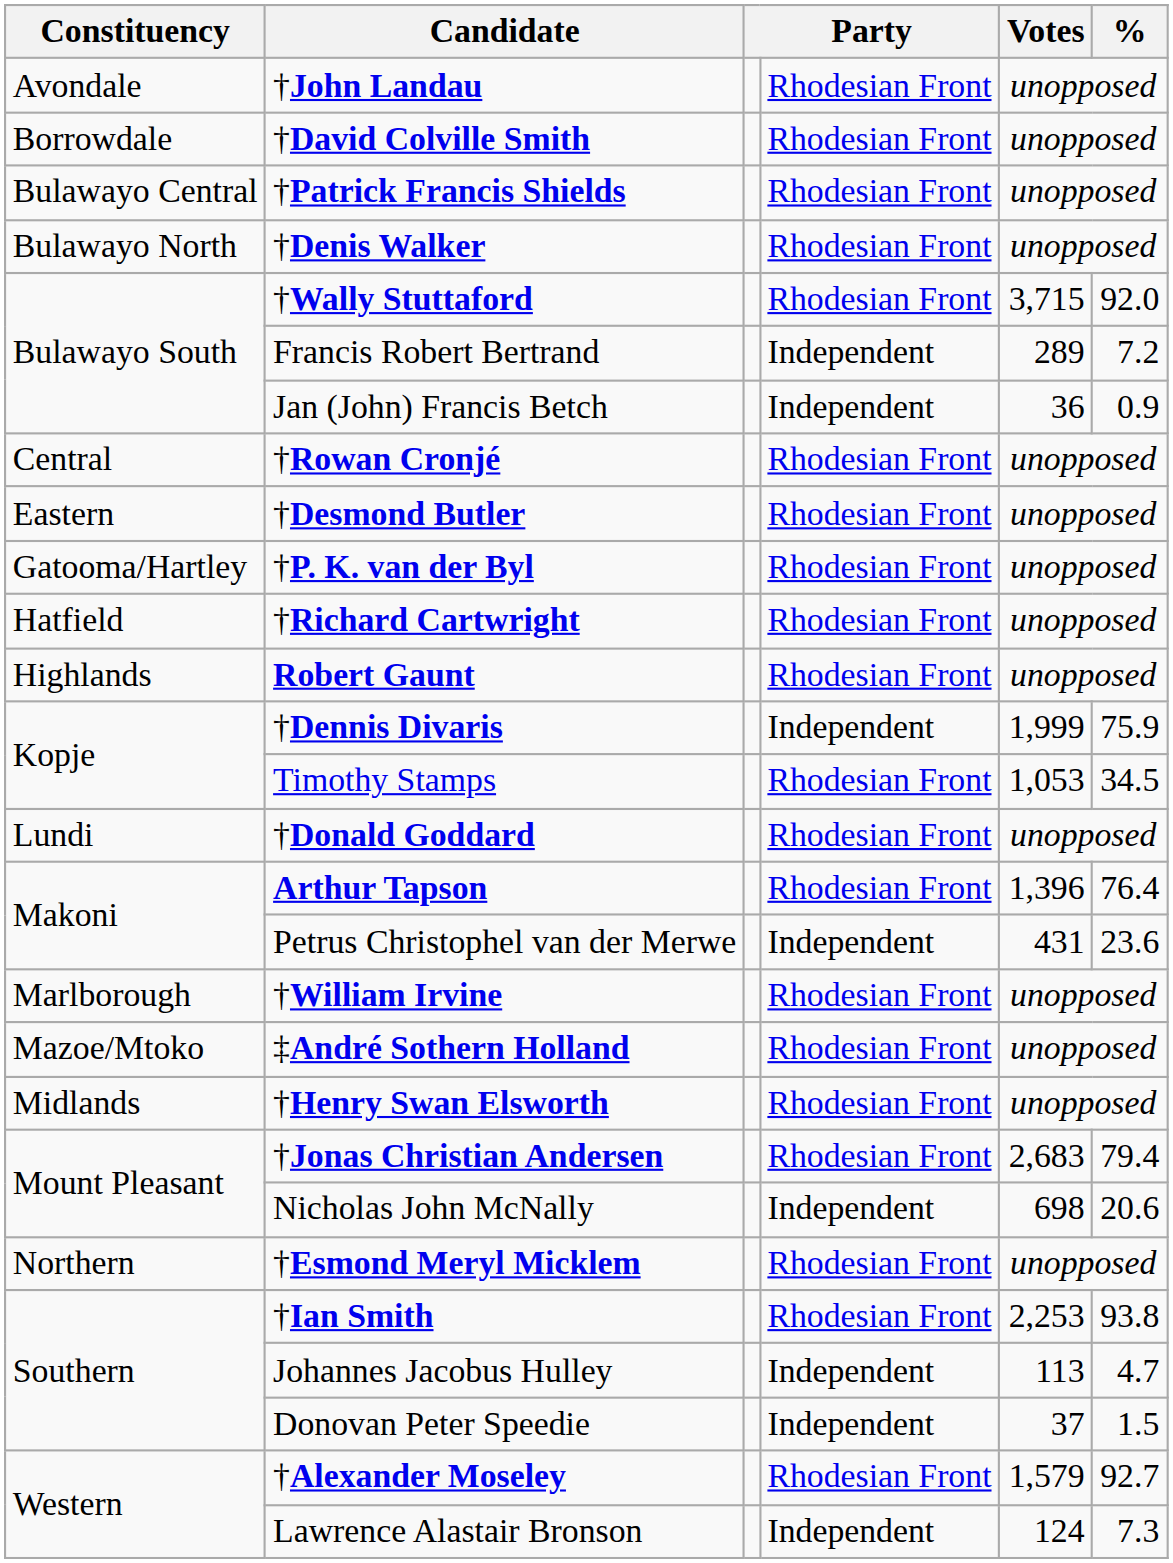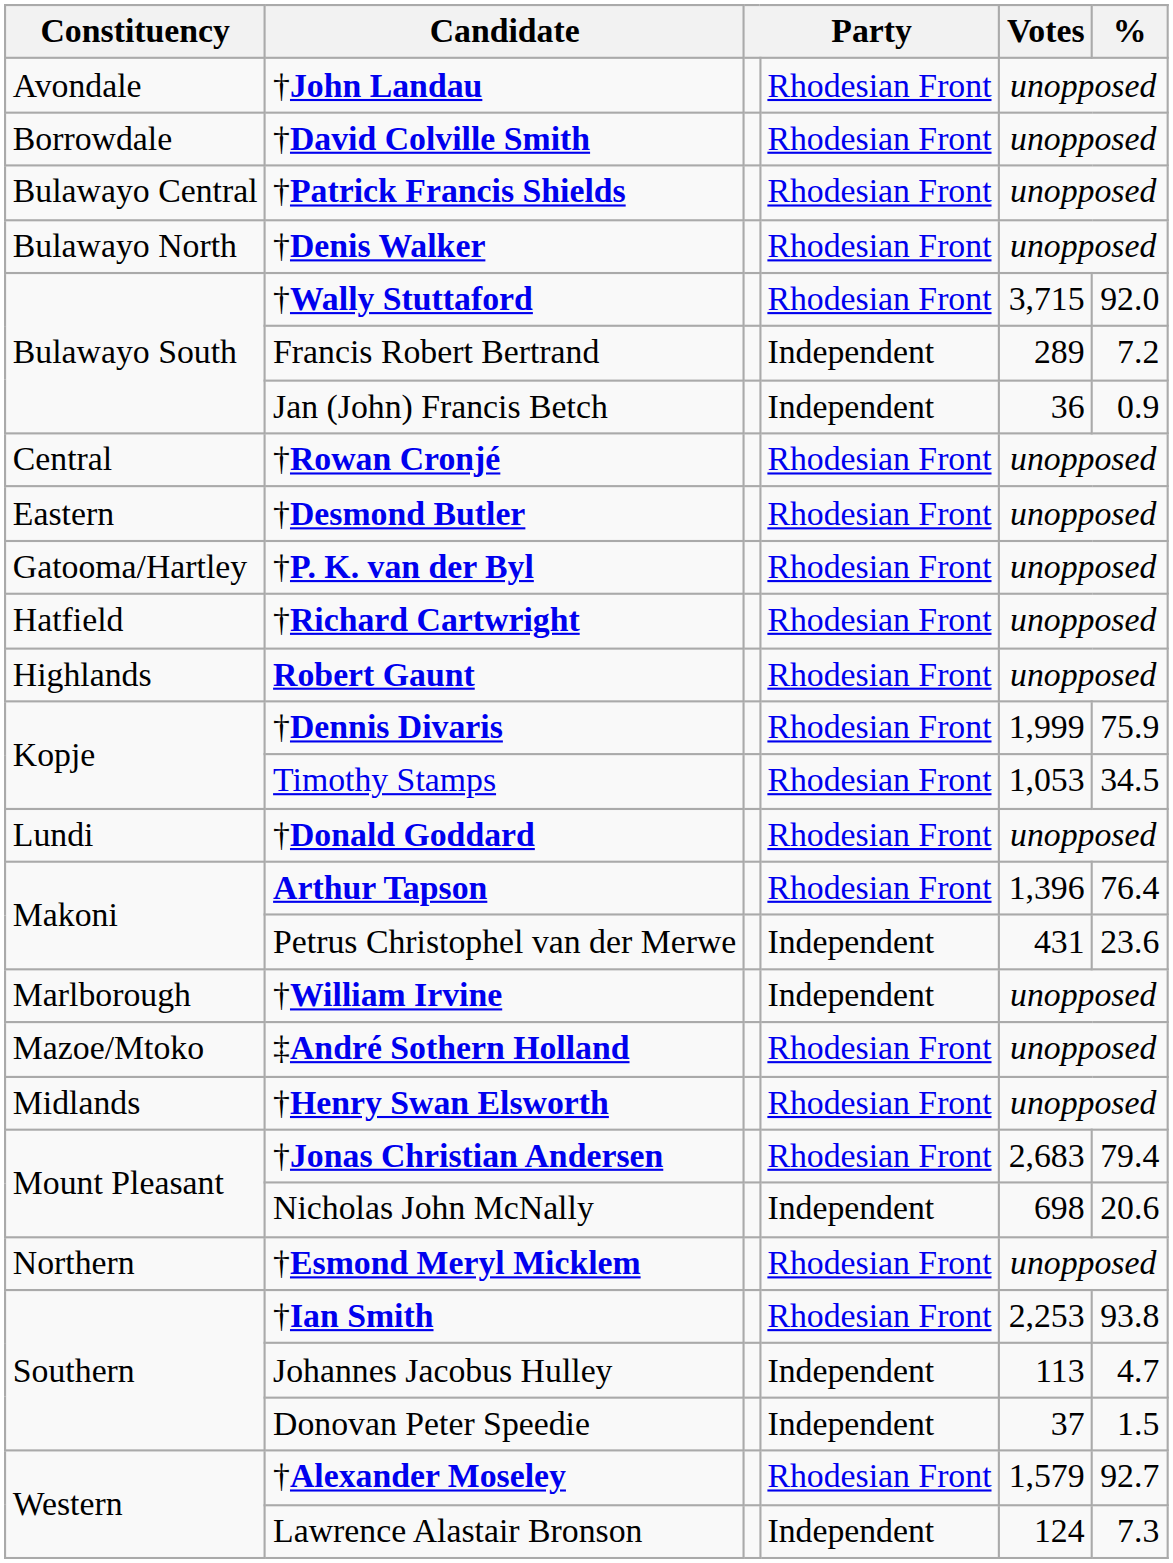(851, 727) Independent -> (879, 727) Rhodesian Front
(879, 995) Rhodesian Front -> (851, 995) Independent
